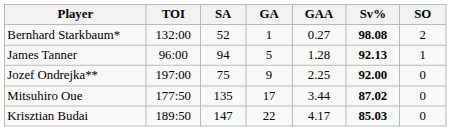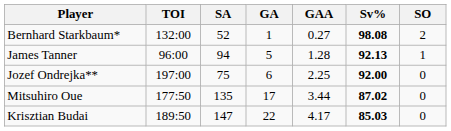(269, 75) 9 -> (269, 75) 6
